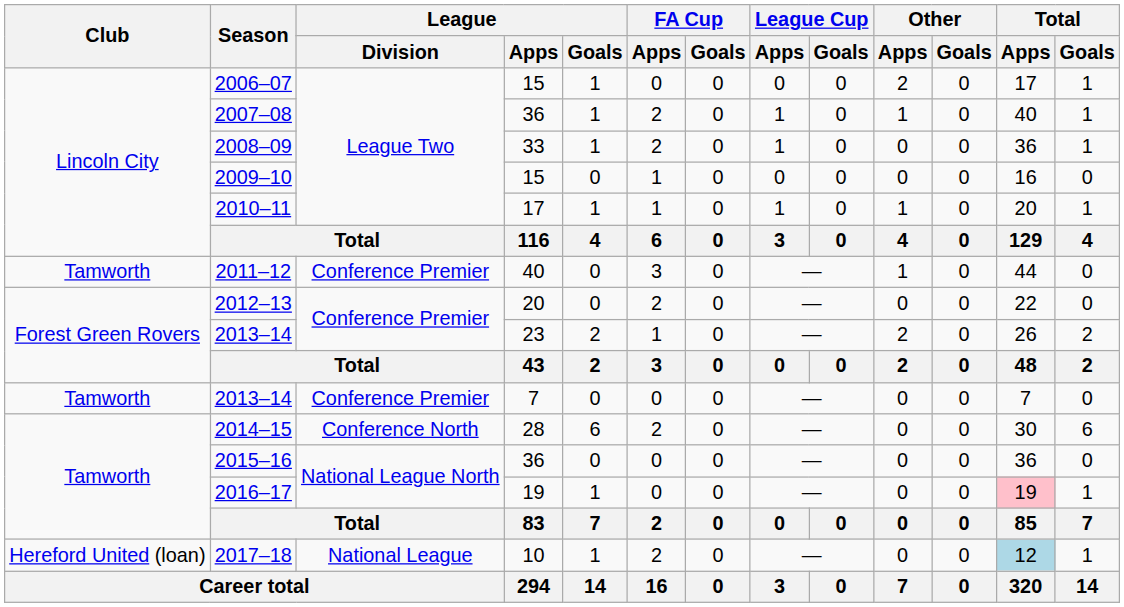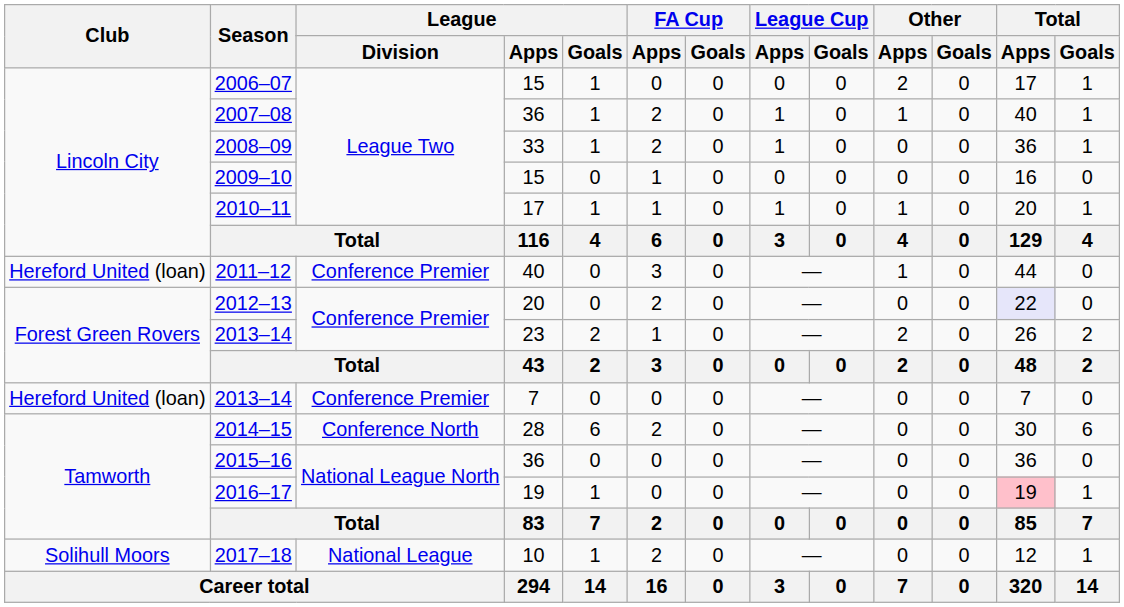(107, 271) Tamworth -> (107, 271) Hereford United (loan)
(1026, 303) no background -> (1026, 303) lavender background
(107, 397) Tamworth -> (107, 397) Hereford United (loan)
(107, 555) Hereford United (loan) -> (107, 555) Solihull Moors
(1026, 555) lightblue background -> (1026, 555) no background
